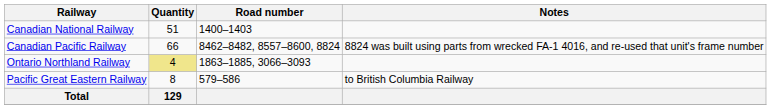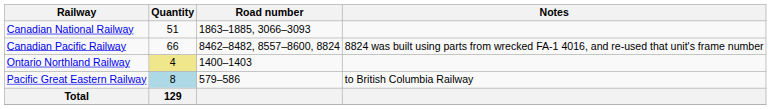(225, 29) 1400–1403 -> (255, 29) 1863–1885, 3066–3093
(255, 63) 1863–1885, 3066–3093 -> (225, 63) 1400–1403
(173, 79) no background -> (173, 79) lightblue background
